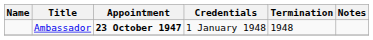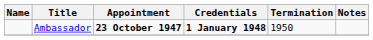(226, 28) normal -> (226, 28) bold
(282, 28) 1948 -> (282, 28) 1950
